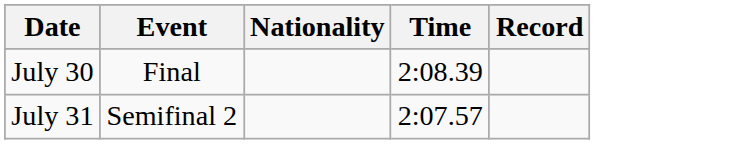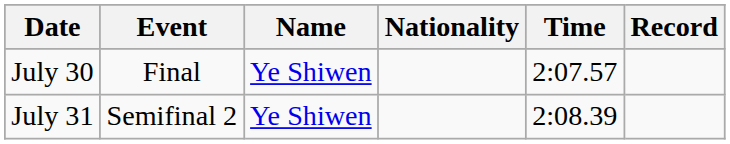+ column: (311, 26)
(440, 71) 2:08.39 -> (575, 71) 2:07.57
(440, 116) 2:07.57 -> (575, 116) 2:08.39
